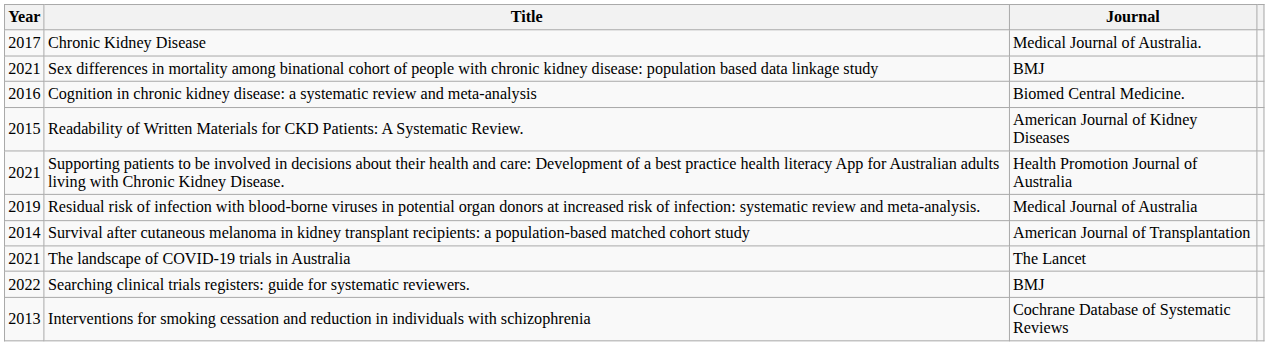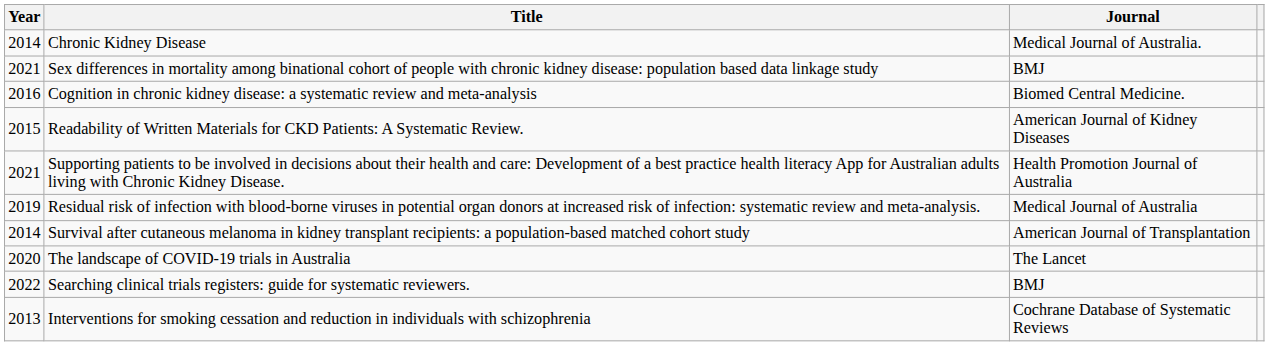(24, 42) 2017 -> (24, 42) 2014
(24, 258) 2021 -> (24, 258) 2020
